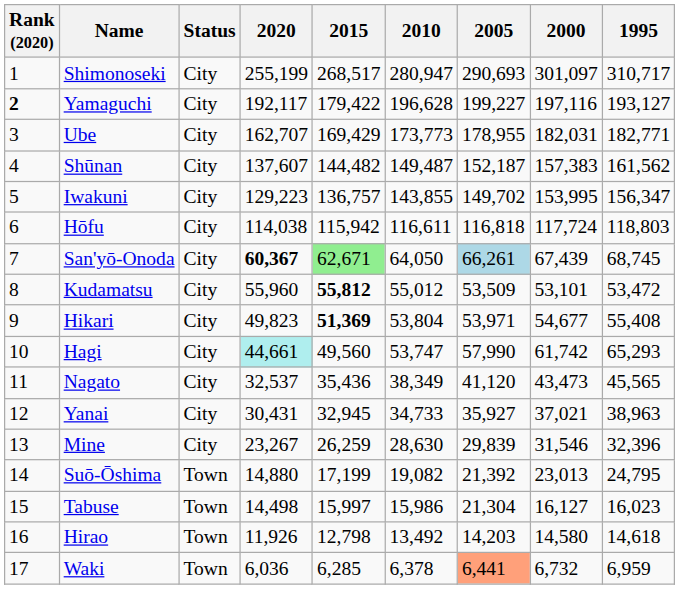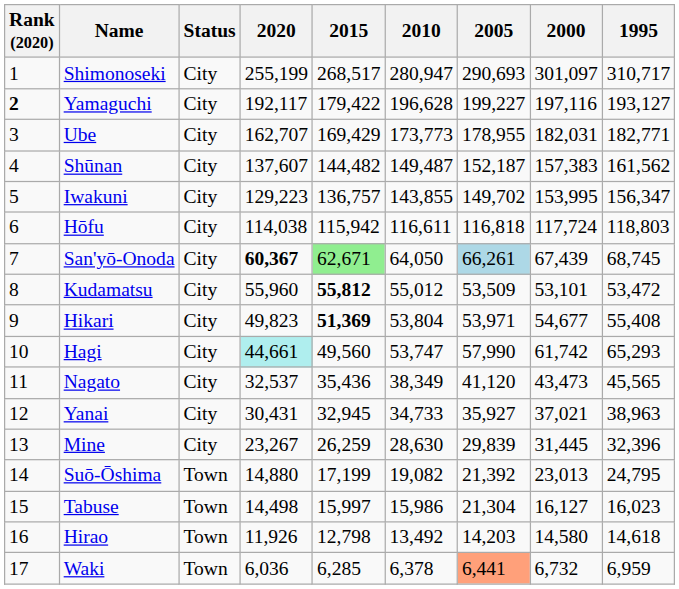(561, 444) 31,546 -> (561, 444) 31,445
